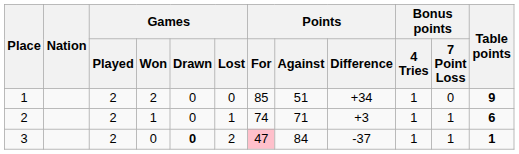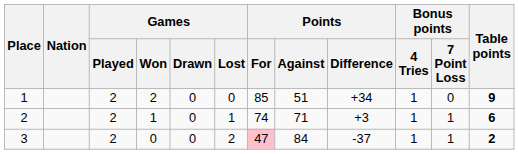(193, 139) bold -> (193, 139) normal
(492, 139) 1 -> (492, 139) 2
